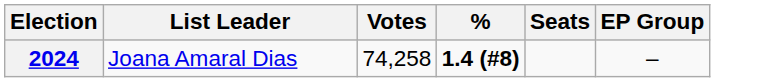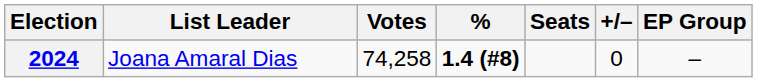+ column: (617, 22)
